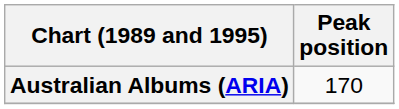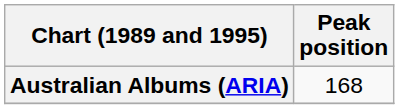(344, 84) 170 -> (344, 84) 168
